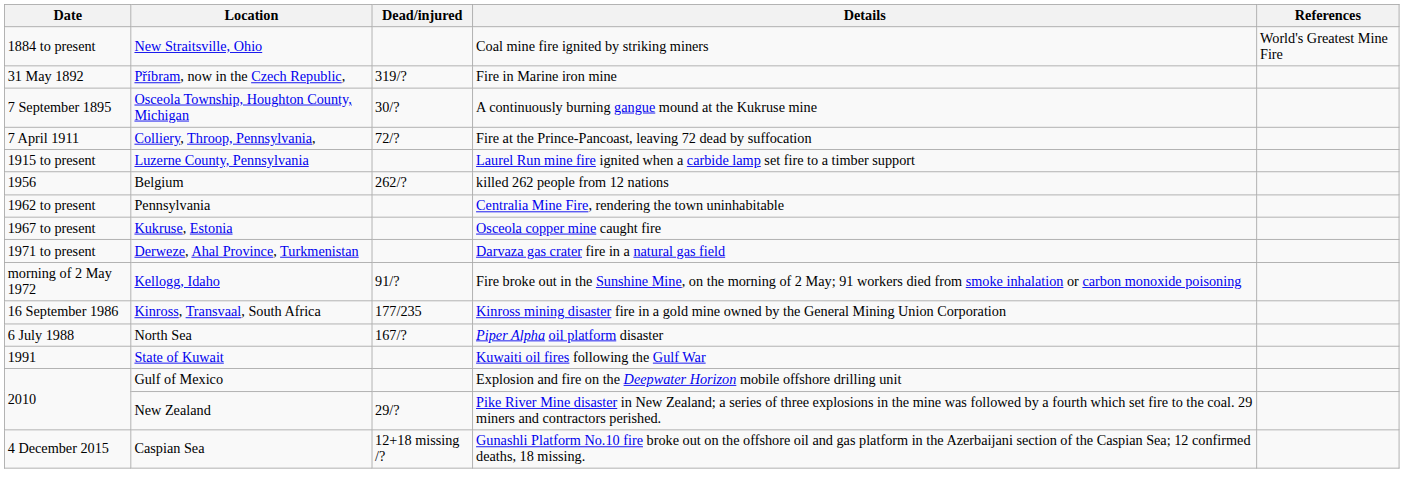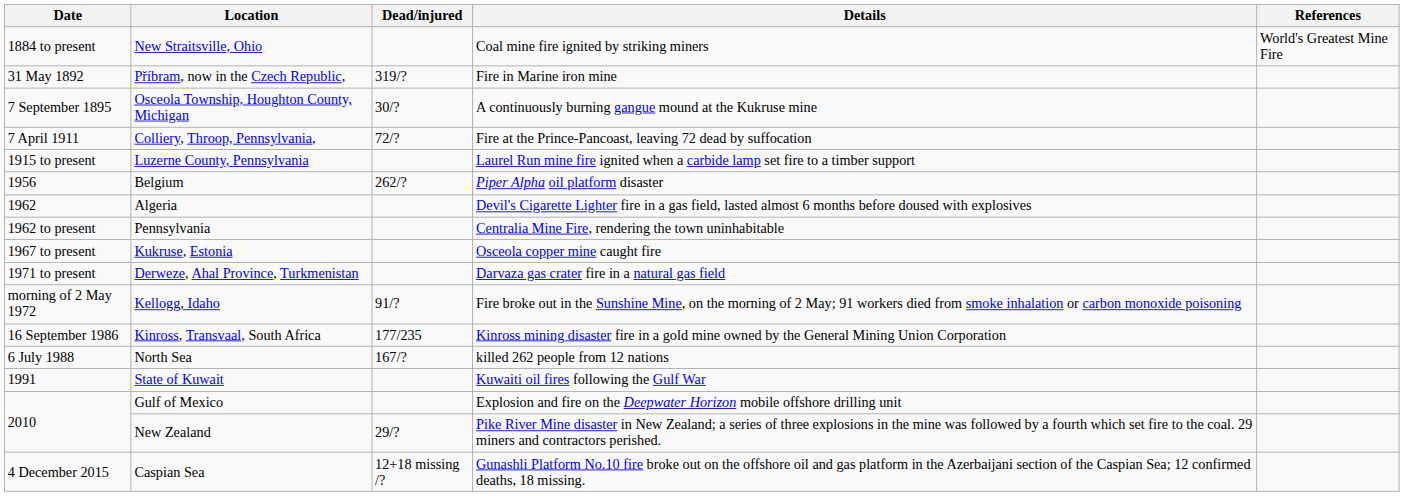(572, 183) killed 262 people from 12 nations -> (570, 183) Piper Alpha oil platform disaster
+ row: (156, 205)
(570, 334) Piper Alpha oil platform disaster -> (572, 357) killed 262 people from 12 nations
